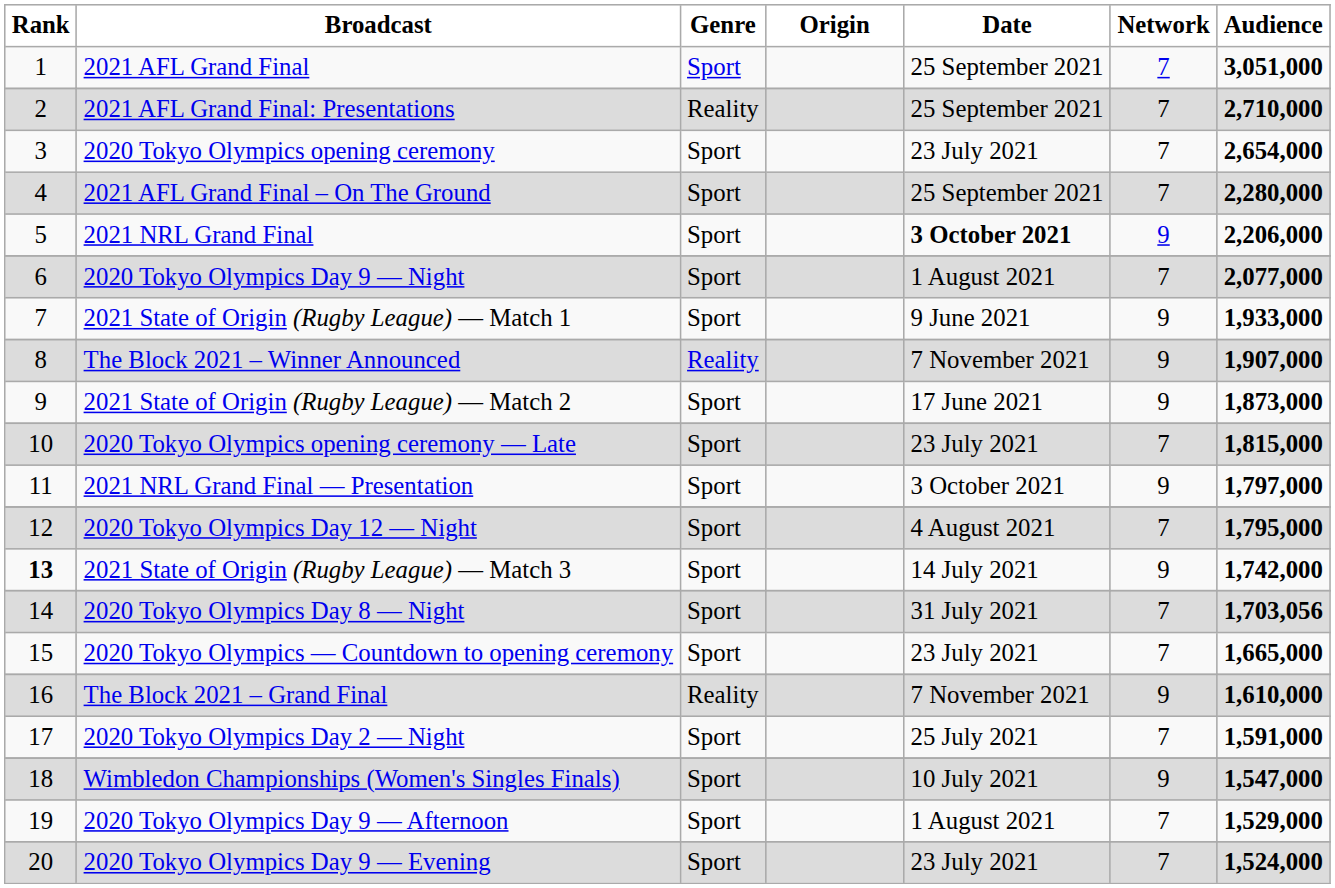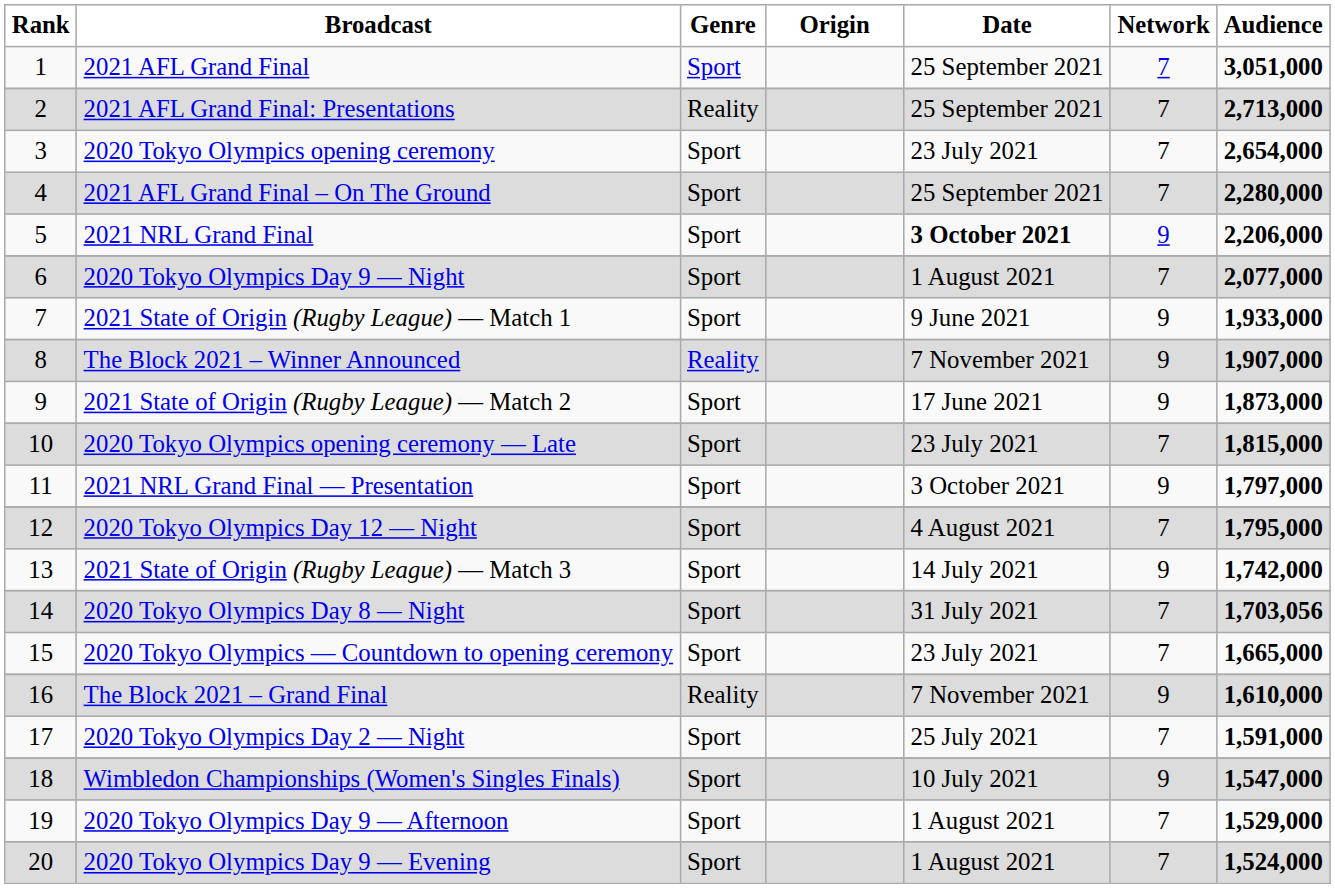(1273, 109) 2,710,000 -> (1273, 109) 2,713,000
(41, 569) bold -> (41, 569) normal
(975, 862) 23 July 2021 -> (983, 862) 1 August 2021
